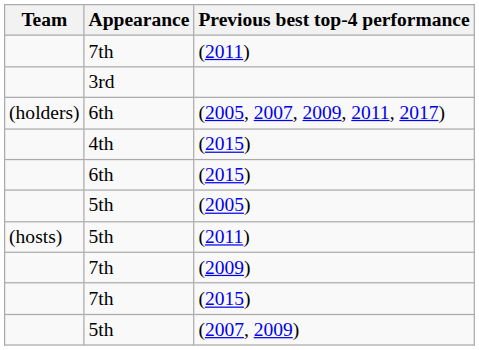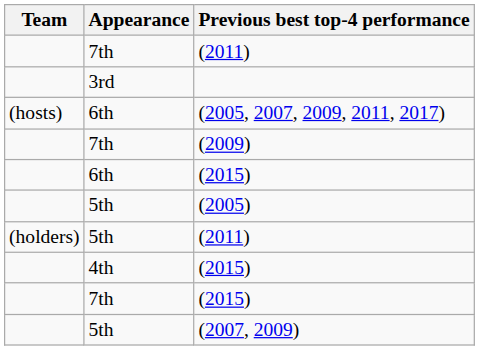(44, 112) (holders) -> (36, 112) (hosts)
rows swapped: (101, 143) <-> (101, 267)
(36, 236) (hosts) -> (44, 236) (holders)
